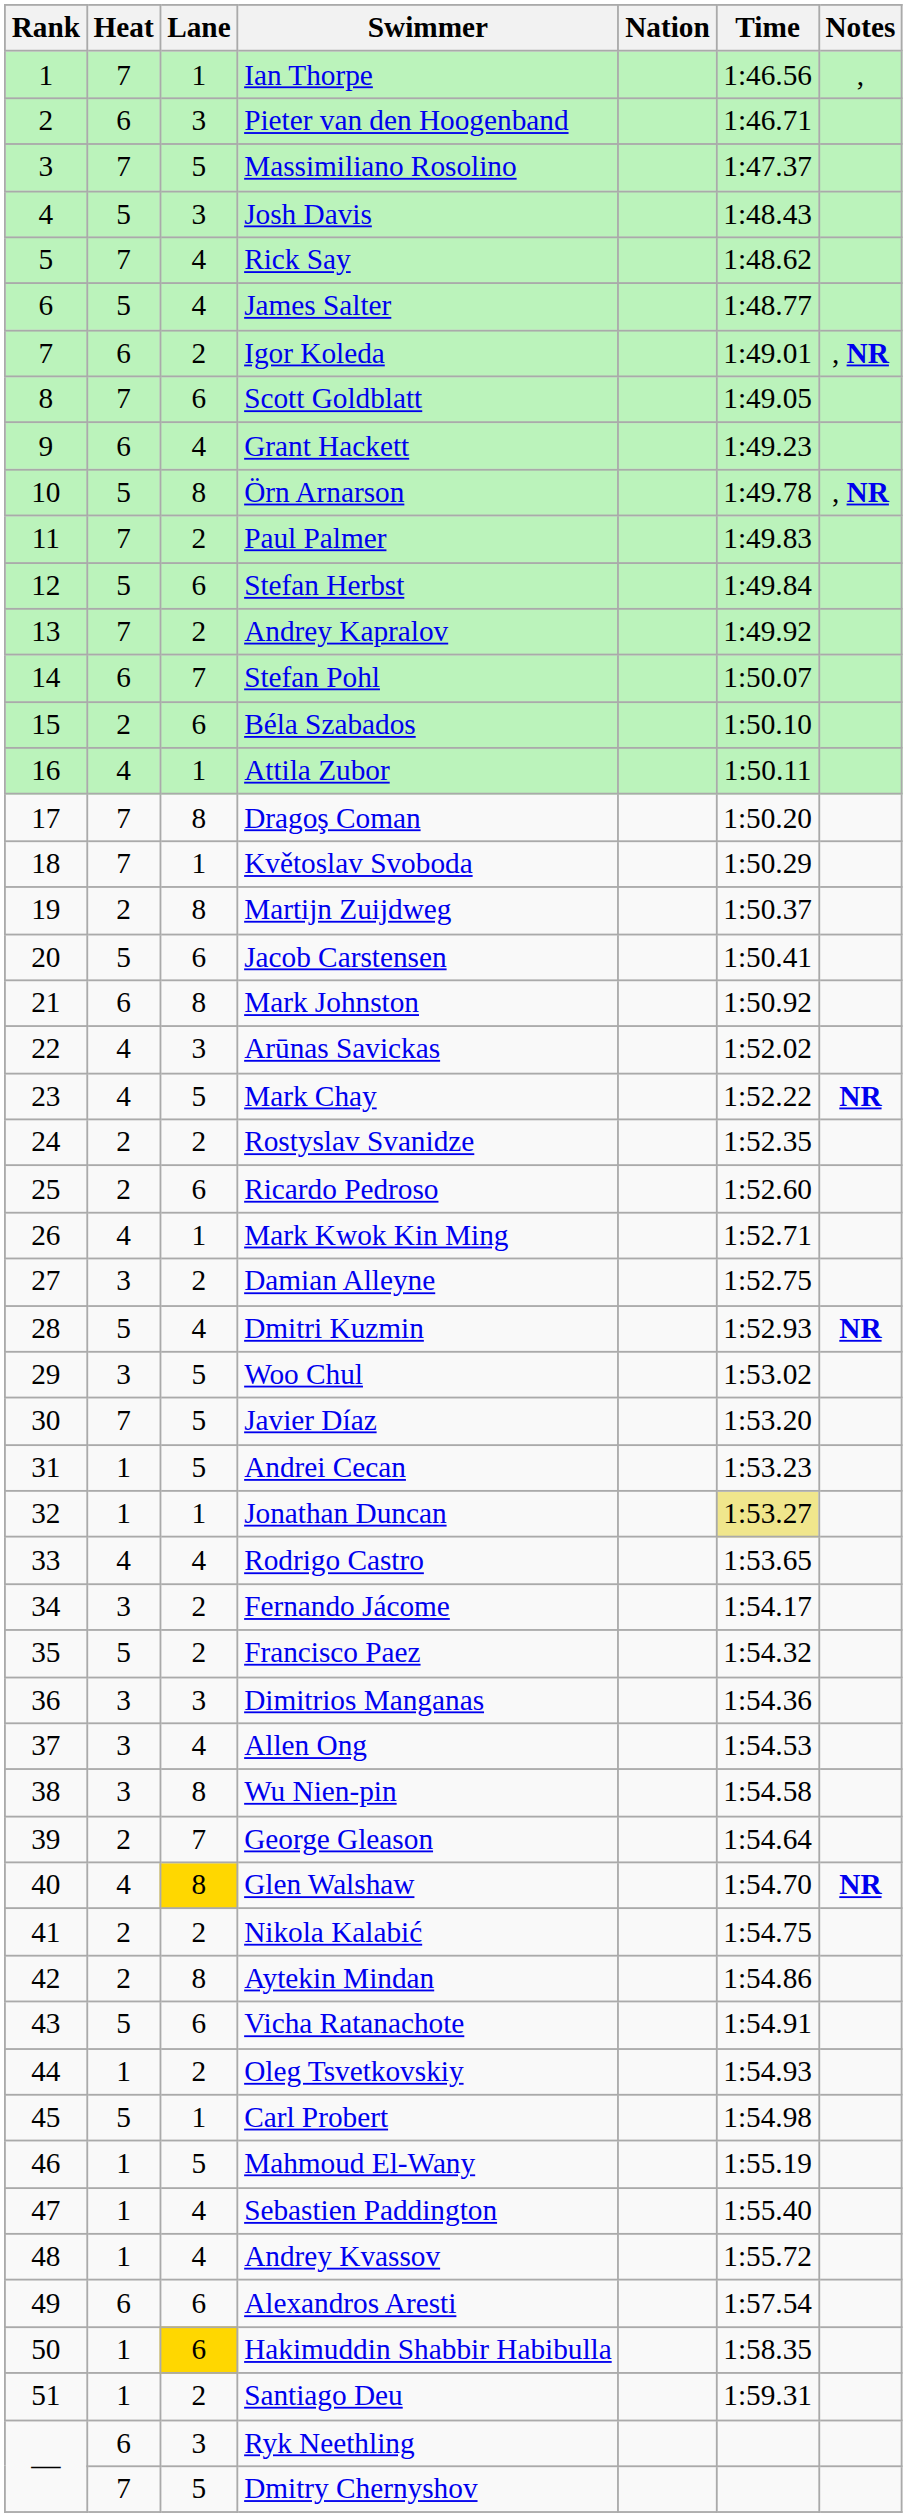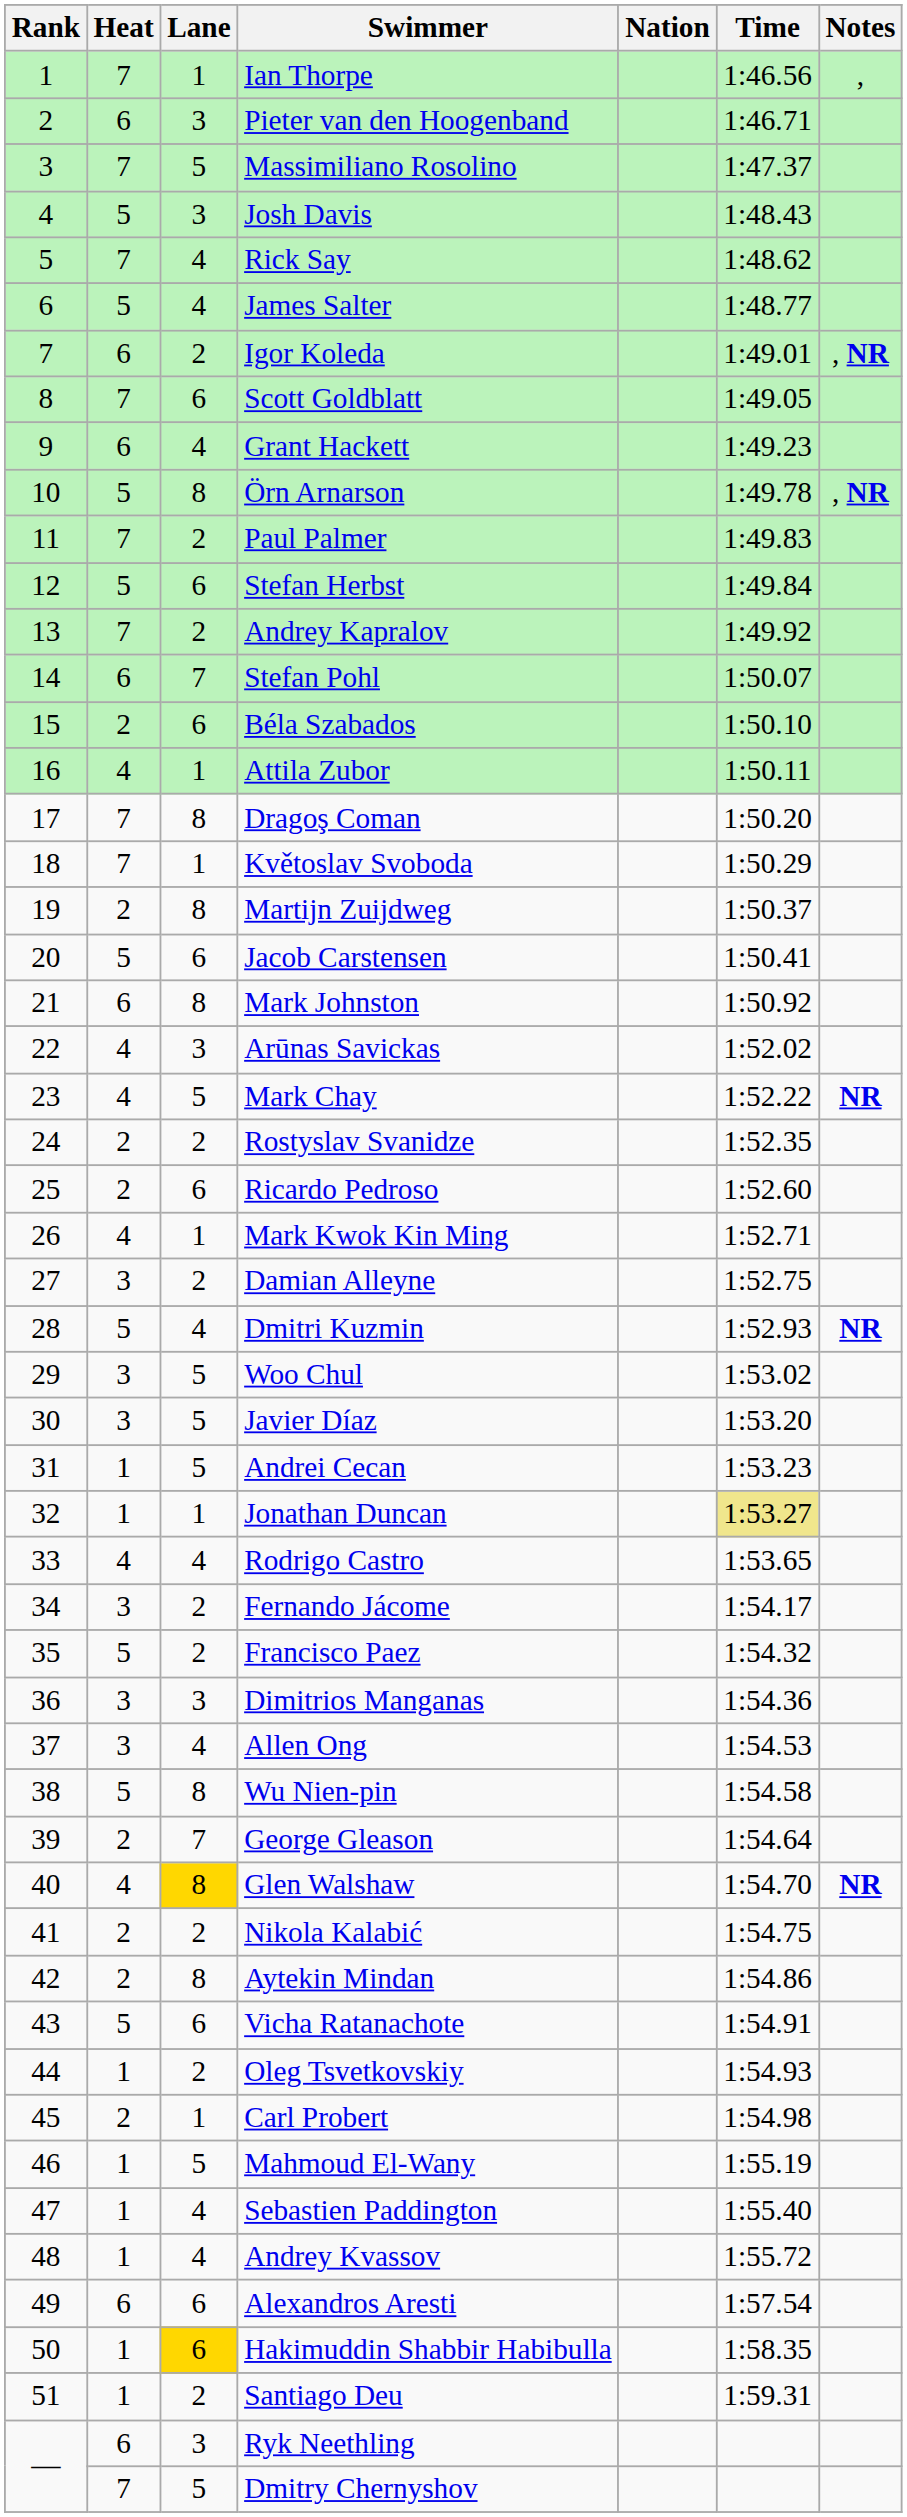(124, 1420) 7 -> (124, 1420) 3
(124, 1792) 3 -> (124, 1792) 5
(124, 2117) 5 -> (124, 2117) 2
